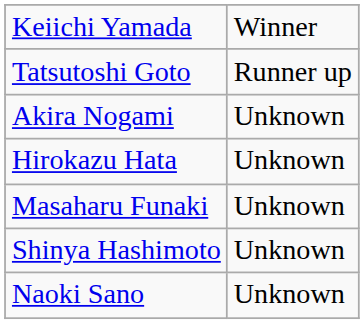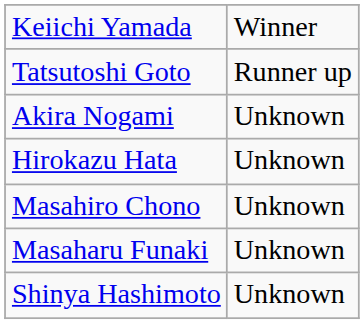+ row: (106, 205)
- row: (78, 294)
